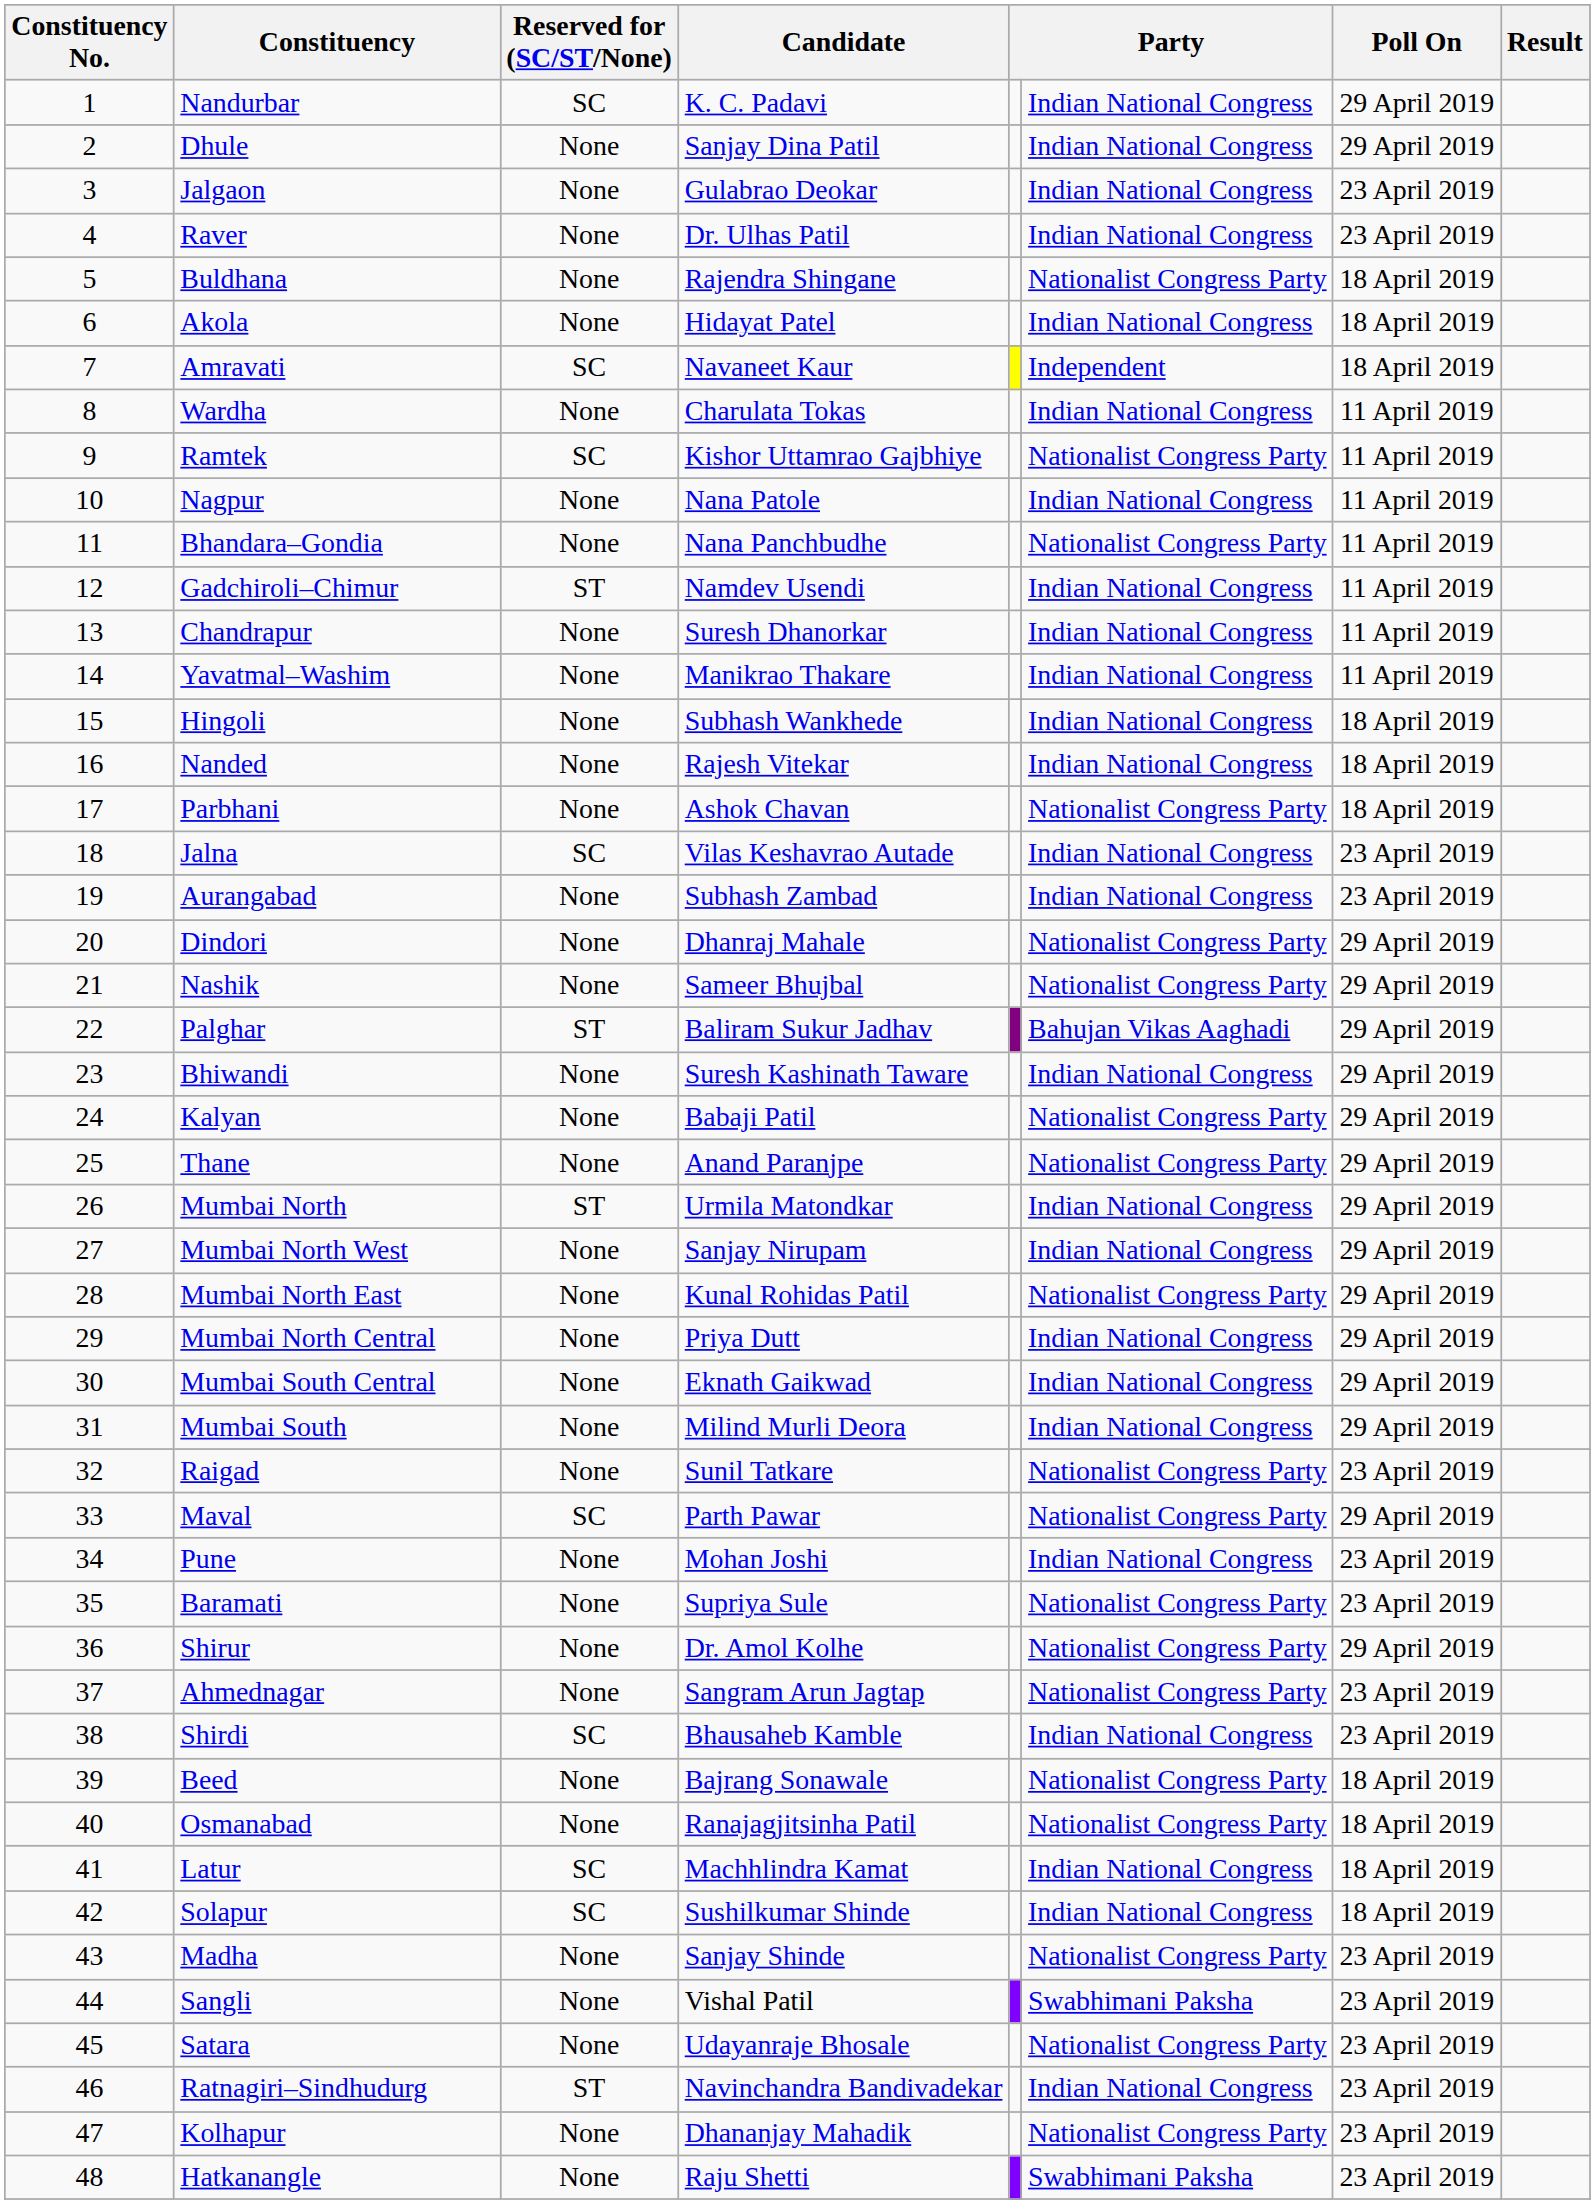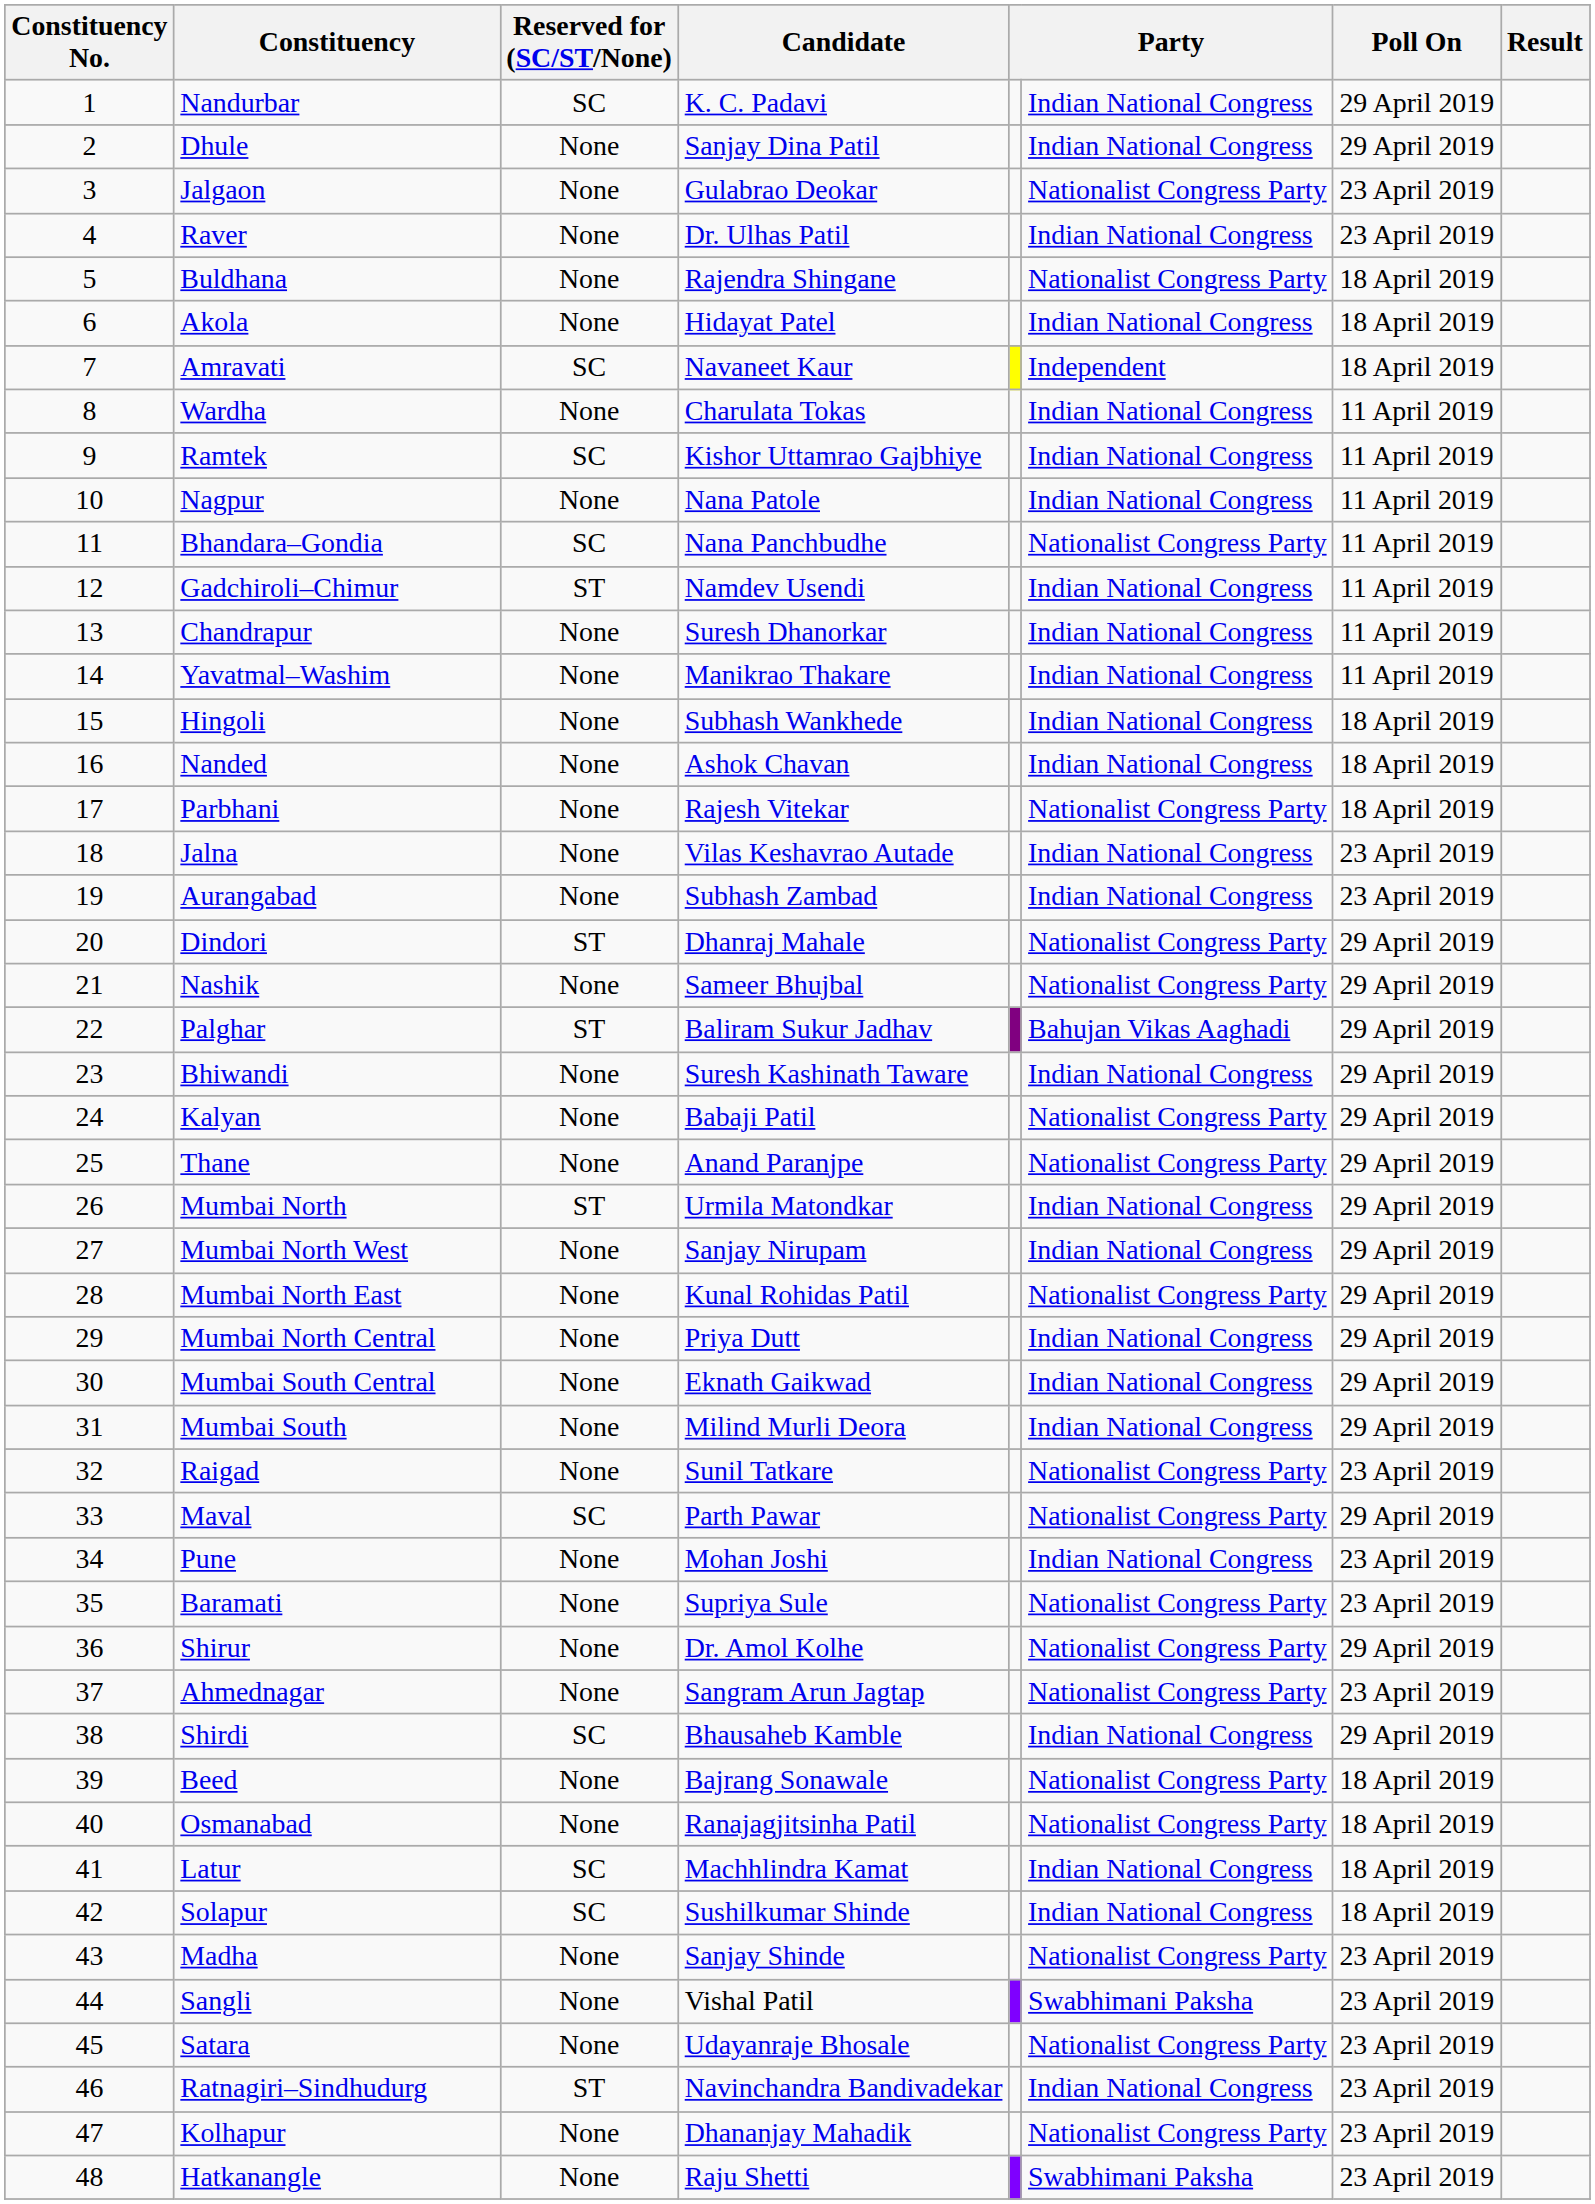(1170, 190) Indian National Congress -> (1177, 190) Nationalist Congress Party
(1177, 455) Nationalist Congress Party -> (1170, 455) Indian National Congress
(589, 543) None -> (589, 543) SC
(767, 764) Rajesh Vitekar -> (767, 764) Ashok Chavan
(767, 808) Ashok Chavan -> (767, 808) Rajesh Vitekar
(589, 852) SC -> (589, 852) None
(589, 940) None -> (589, 940) ST
(1417, 1735) 23 April 2019 -> (1417, 1735) 29 April 2019
